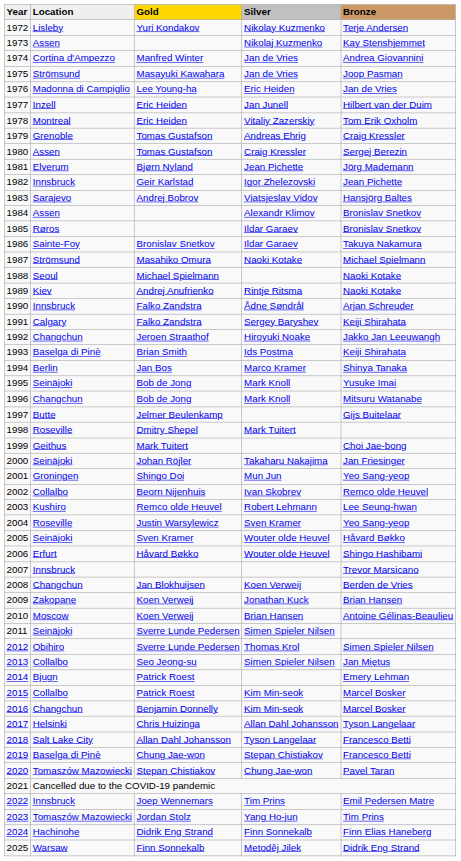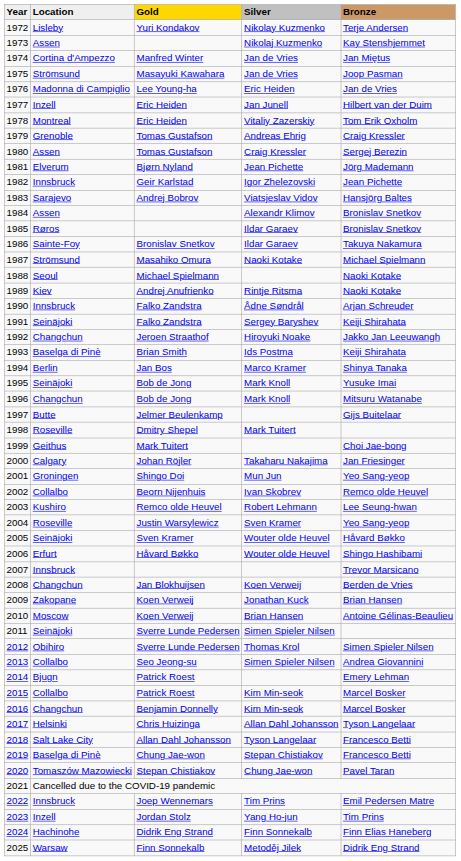(383, 58) Andrea Giovannini -> (367, 58) Jan Miętus
(50, 321) Calgary -> (53, 321) Seinäjoki
(53, 461) Seinäjoki -> (50, 461) Calgary
(367, 662) Jan Miętus -> (383, 662) Andrea Giovannini
(82, 817) Tomaszów Mazowiecki -> (44, 817) Inzell
